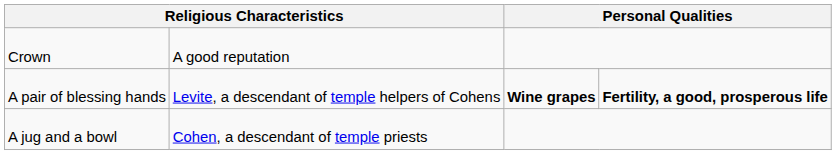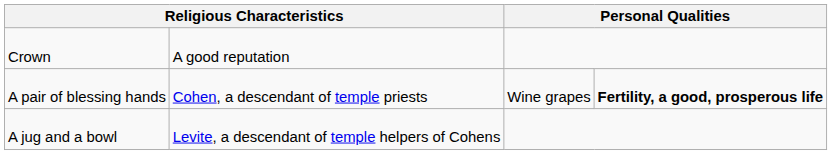(337, 96) Levite, a descendant of temple helpers of Cohens -> (300, 96) Cohen, a descendant of temple priests
(551, 96) bold -> (549, 96) normal
(300, 137) Cohen, a descendant of temple priests -> (337, 137) Levite, a descendant of temple helpers of Cohens
